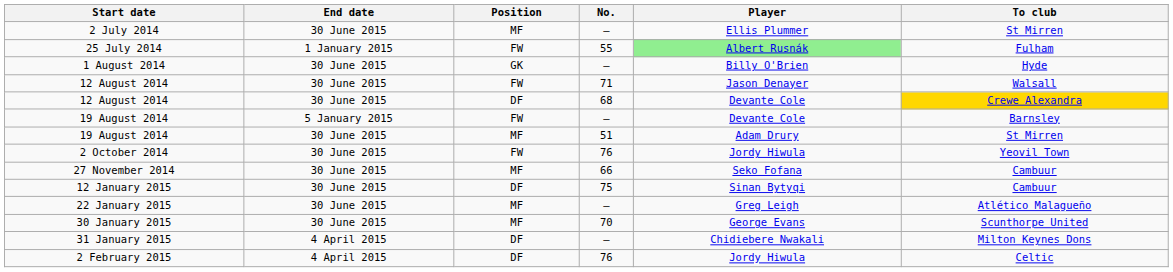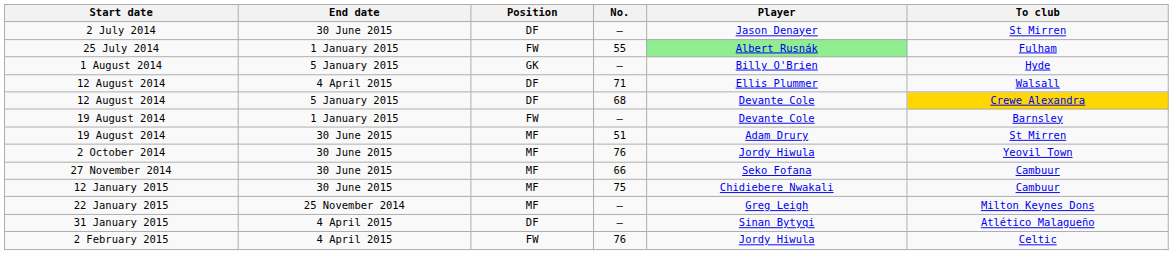(517, 31) MF -> (532, 31) DF
(767, 31) Ellis Plummer -> (777, 31) Jason Denayer
(349, 66) 30 June 2015 -> (354, 66) 5 January 2015
(349, 83) 30 June 2015 -> (354, 83) 4 April 2015
(517, 83) FW -> (532, 83) DF
(767, 83) Jason Denayer -> (777, 83) Ellis Plummer
(349, 101) 30 June 2015 -> (354, 101) 5 January 2015
(349, 118) 5 January 2015 -> (354, 118) 1 January 2015
(517, 153) FW -> (532, 153) MF
(517, 188) DF -> (532, 188) MF
(767, 188) Sinan Bytyqi -> (777, 188) Chidiebere Nwakali
(349, 206) 30 June 2015 -> (354, 206) 25 November 2014
(1035, 206) Atlético Malagueño -> (1038, 206) Milton Keynes Dons
- row: (124, 223)
(767, 241) Chidiebere Nwakali -> (777, 223) Sinan Bytyqi
(1035, 241) Milton Keynes Dons -> (1038, 223) Atlético Malagueño
(517, 258) DF -> (532, 241) FW
